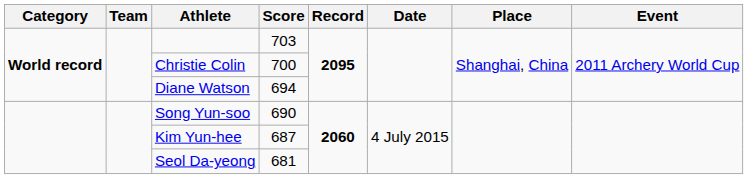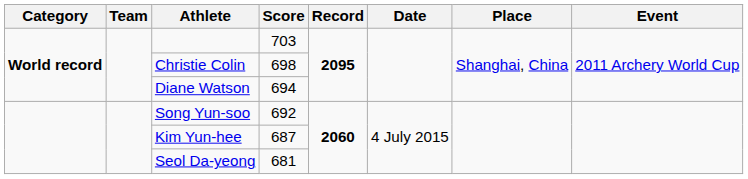(284, 64) 700 -> (284, 64) 698
(284, 112) 690 -> (284, 112) 692
